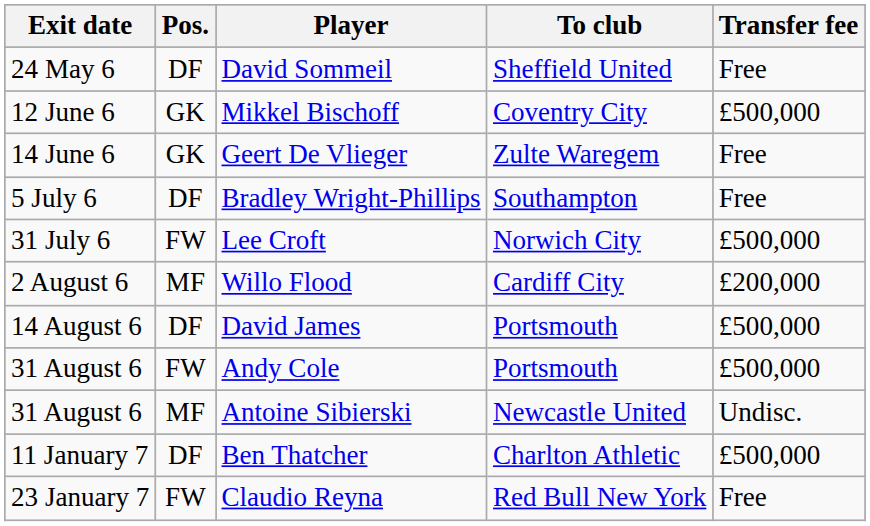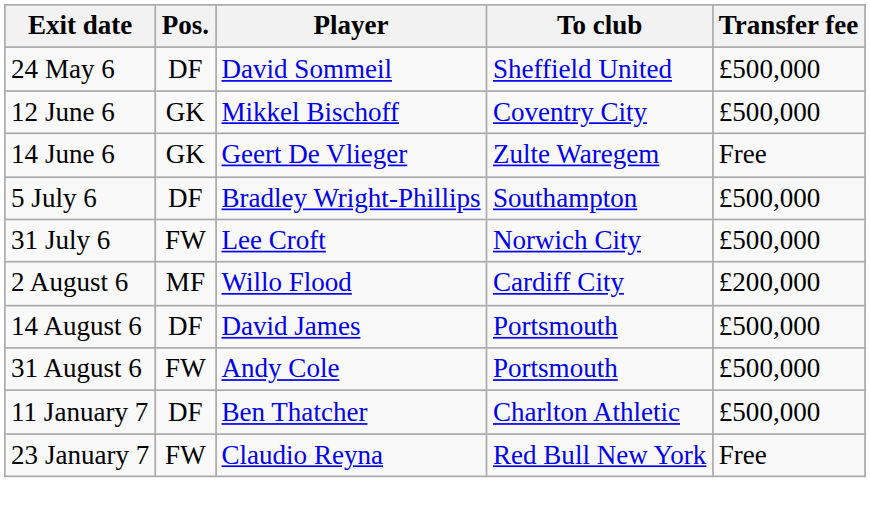(743, 68) Free -> (770, 68) £500,000
(743, 197) Free -> (770, 197) £500,000
- row: (317, 411)
